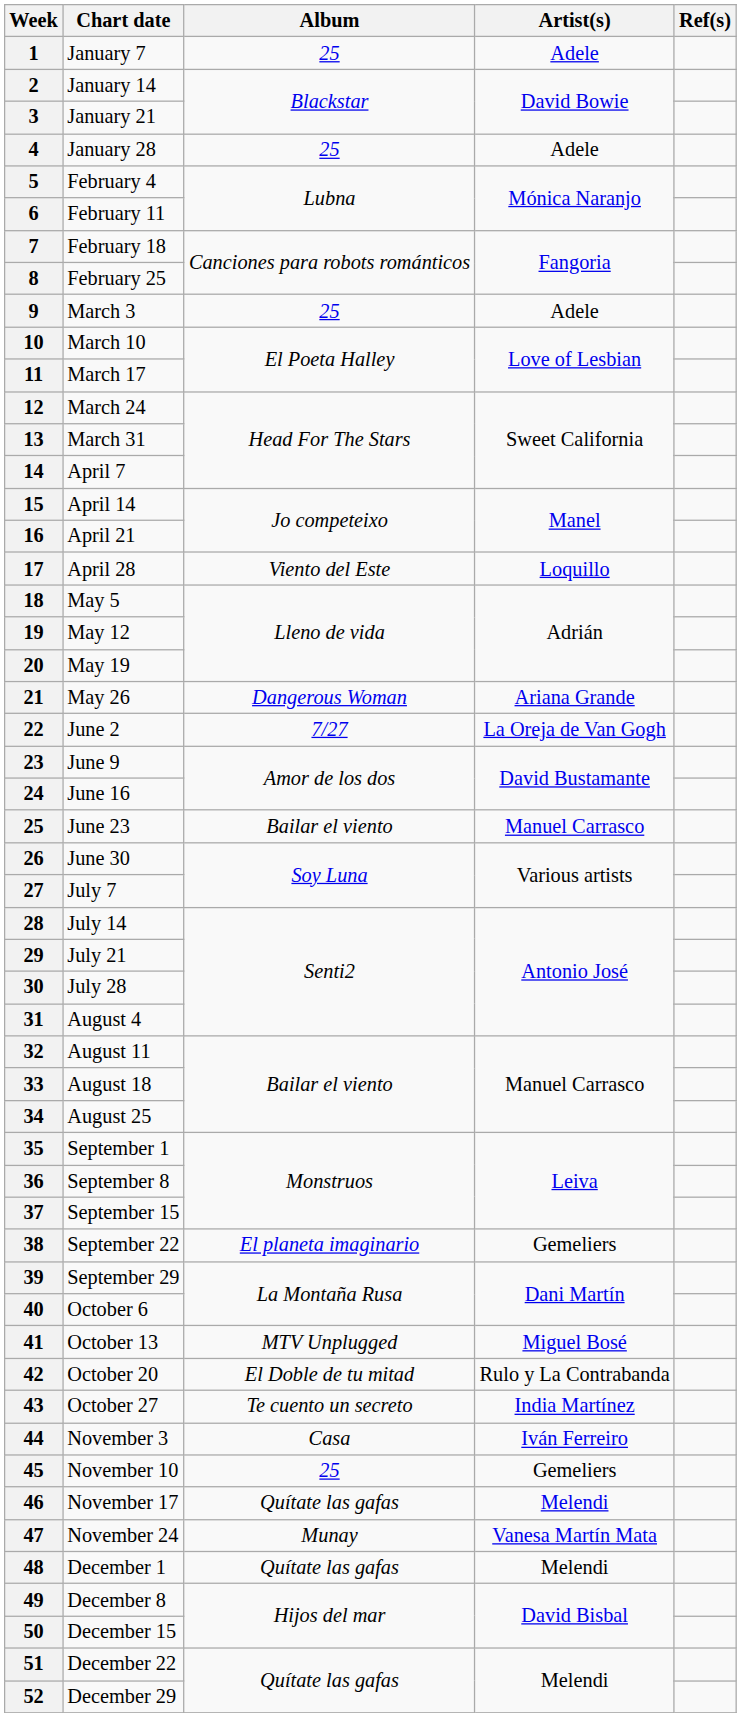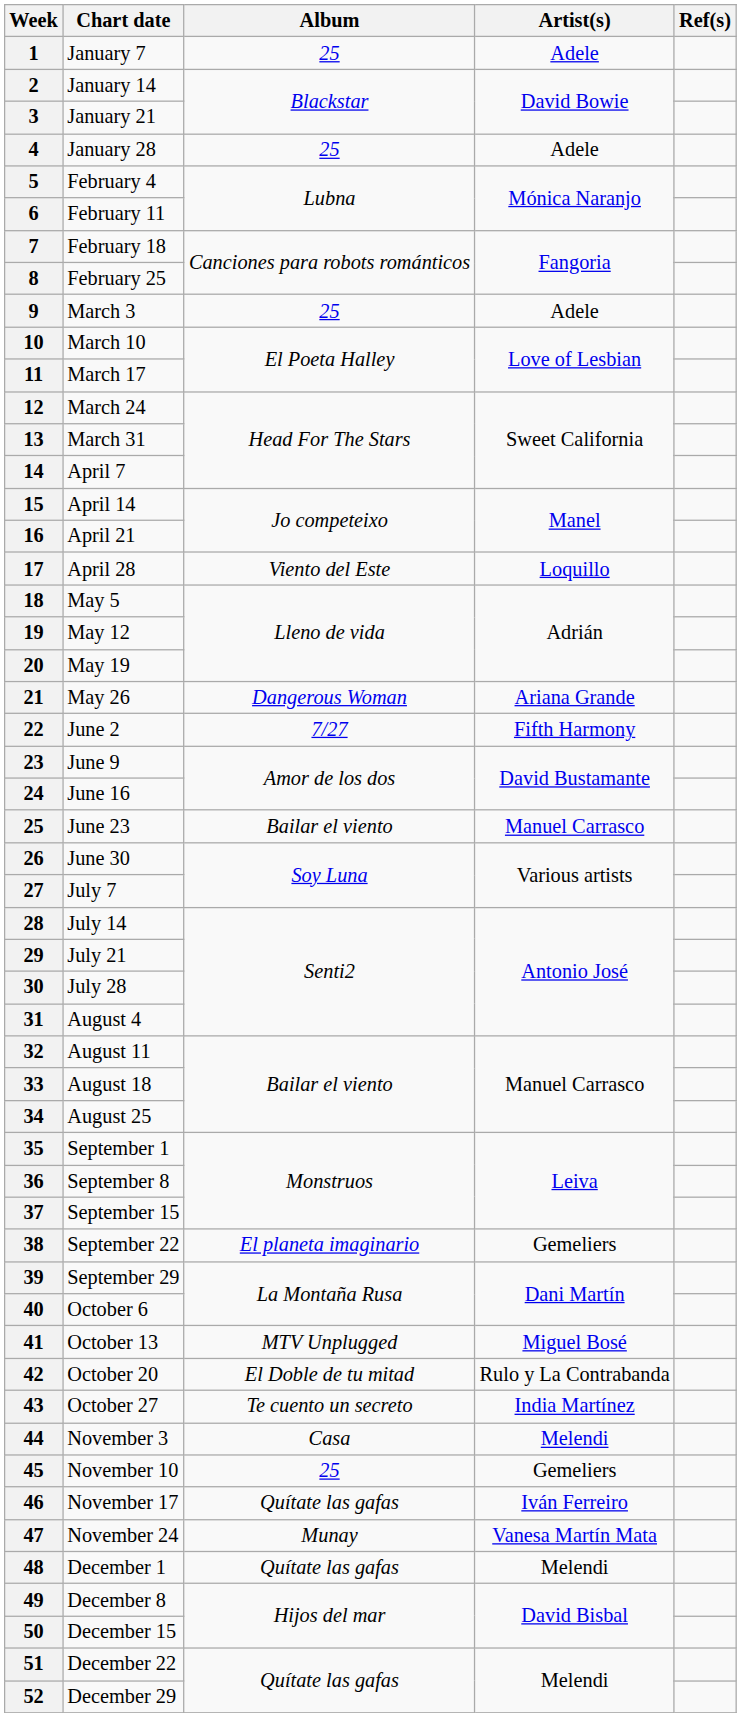(575, 729) La Oreja de Van Gogh -> (575, 729) Fifth Harmony
(575, 1438) Iván Ferreiro -> (575, 1438) Melendi
(575, 1503) Melendi -> (575, 1503) Iván Ferreiro
